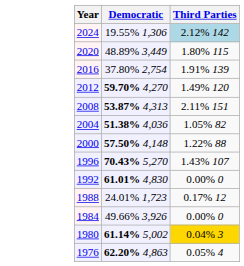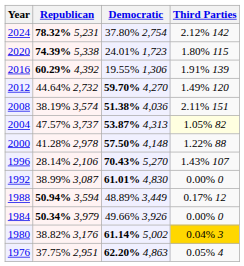+ column: (67, 14)
(136, 33) 19.55% 1,306 -> (136, 33) 37.80% 2,754
(205, 33) lightblue background -> (205, 33) no background
(136, 51) 48.89% 3,449 -> (136, 51) 24.01% 1,723
(136, 69) 37.80% 2,754 -> (136, 69) 19.55% 1,306
(136, 106) 53.87% 4,313 -> (136, 106) 51.38% 4,036
(136, 124) 51.38% 4,036 -> (136, 124) 53.87% 4,313
(205, 124) no background -> (205, 124) lightyellow background
(136, 197) 24.01% 1,723 -> (136, 197) 48.89% 3,449
